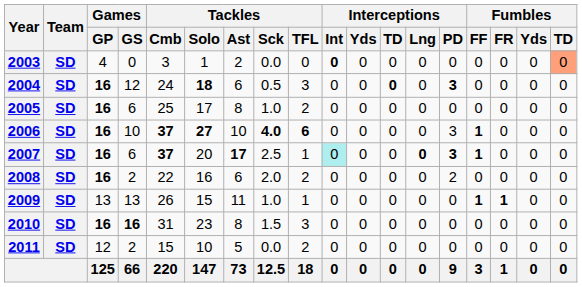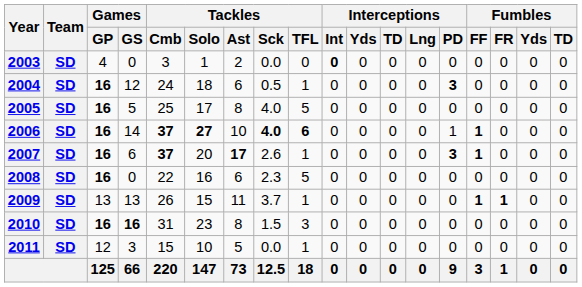(563, 62) lightsalmon background -> (563, 62) no background
(204, 85) bold -> (204, 85) normal
(305, 85) 3 -> (305, 85) 1
(393, 85) bold -> (393, 85) normal
(132, 108) 6 -> (132, 108) 5
(271, 108) 1.0 -> (271, 108) 4.0
(305, 108) 2 -> (305, 108) 5
(132, 131) 10 -> (132, 131) 14
(453, 131) 3 -> (453, 131) 1
(271, 154) 2.5 -> (271, 154) 2.6
(334, 154) paleturquoise background -> (334, 154) no background
(423, 154) bold -> (423, 154) normal
(132, 177) 2 -> (132, 177) 0
(271, 177) 2.0 -> (271, 177) 2.3
(305, 177) 2 -> (305, 177) 5
(453, 177) 2 -> (453, 177) 0
(271, 200) 1.0 -> (271, 200) 3.7
(132, 246) 2 -> (132, 246) 3
(305, 246) 2 -> (305, 246) 1
